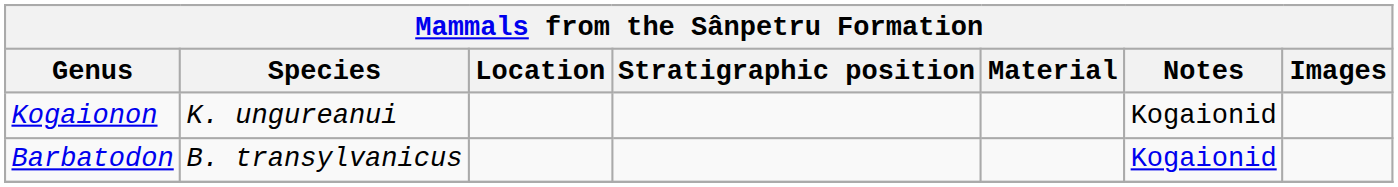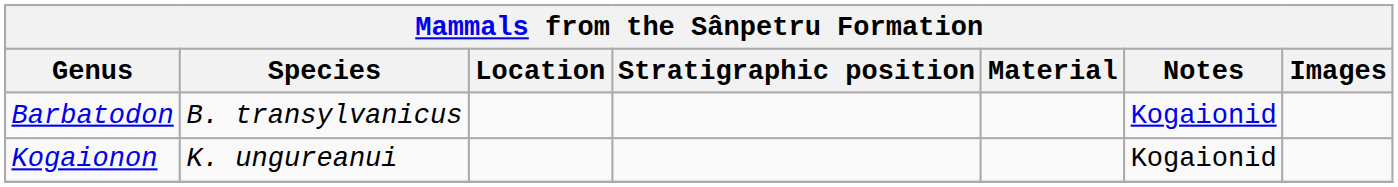rows swapped: (93, 159) <-> (85, 115)
